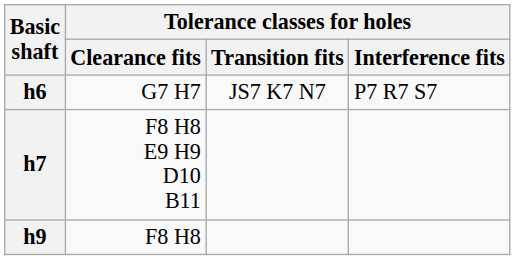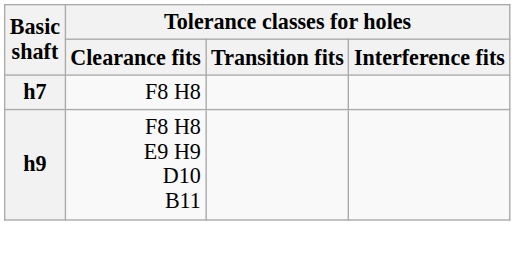- row: (35, 92)
(172, 164) F8 H8 E9 H9 D10 B11 -> (173, 92) F8 H8
(173, 236) F8 H8 -> (172, 164) F8 H8 E9 H9 D10 B11
